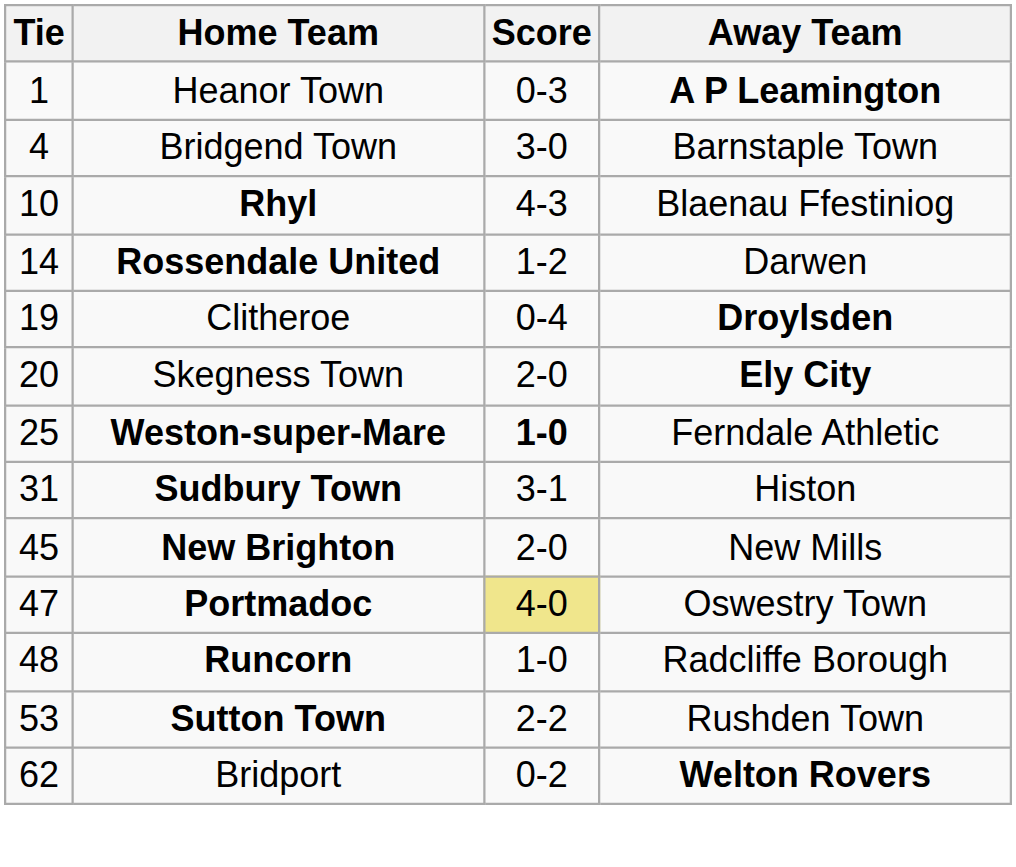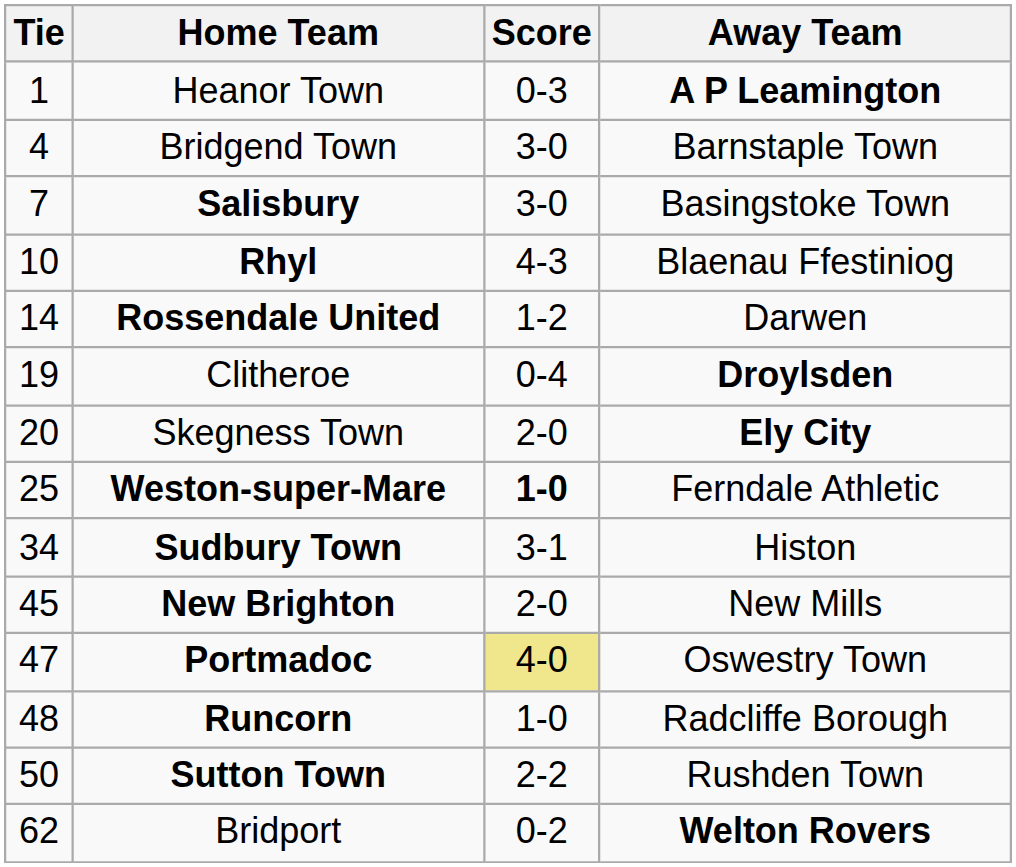+ row: (278, 204)
(39, 489) 31 -> (39, 546) 34
(39, 718) 53 -> (39, 775) 50
